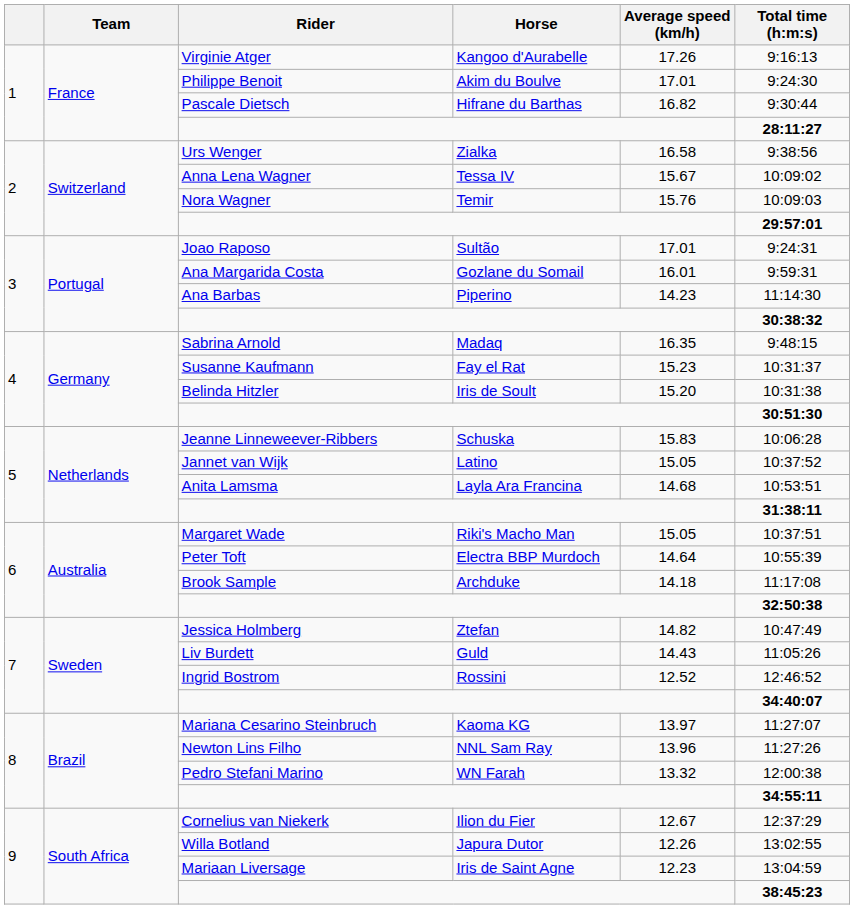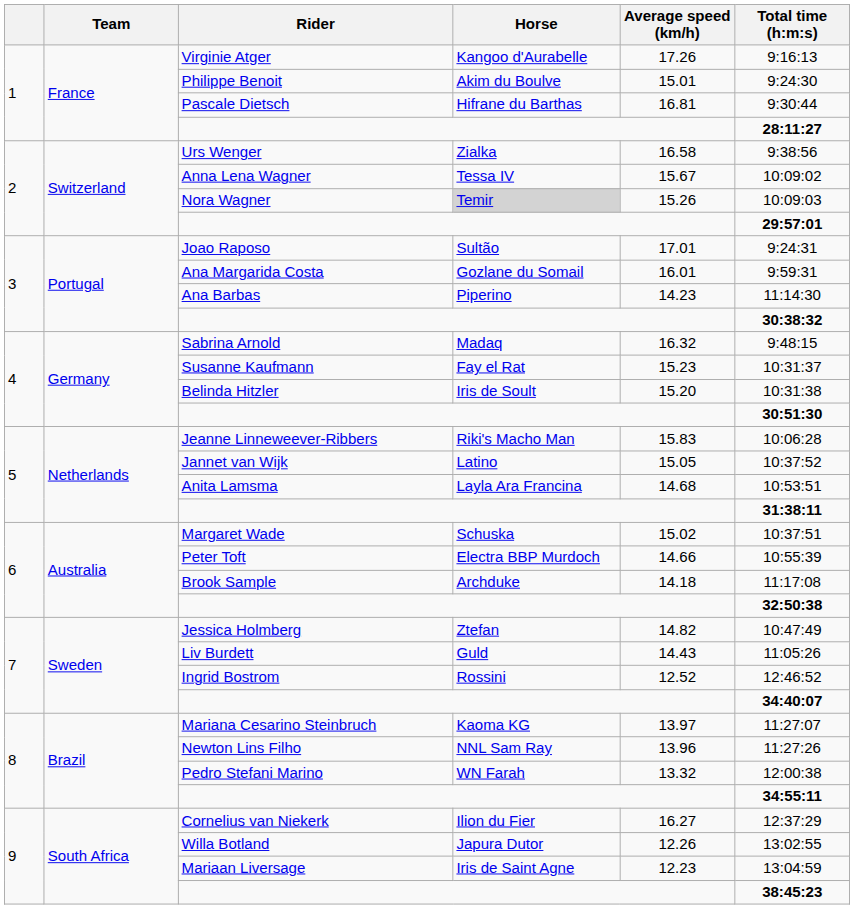(677, 81) 17.01 -> (677, 81) 15.01
(677, 104) 16.82 -> (677, 104) 16.81
(475, 200) no background -> (475, 200) lightgrey background
(677, 200) 15.76 -> (677, 200) 15.26
(677, 343) 16.35 -> (677, 343) 16.32
(485, 438) Schuska -> (516, 438) Riki's Macho Man
(516, 534) Riki's Macho Man -> (485, 534) Schuska
(677, 534) 15.05 -> (677, 534) 15.02
(677, 558) 14.64 -> (677, 558) 14.66
(677, 820) 12.67 -> (677, 820) 16.27
